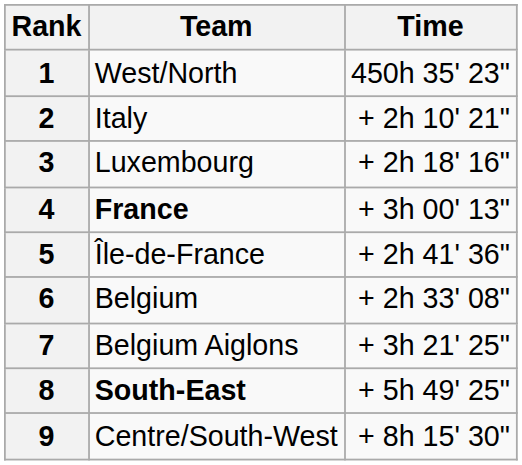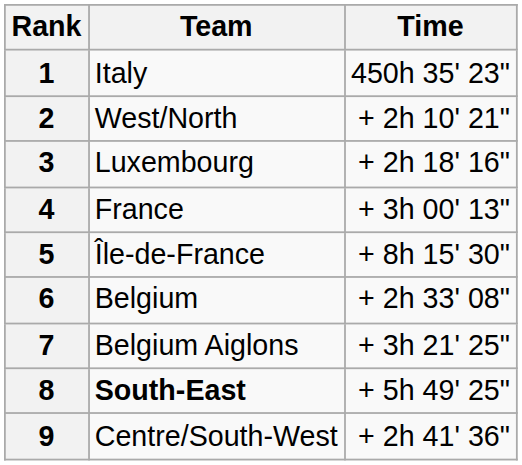(166, 72) West/North -> (121, 72) Italy
(121, 118) Italy -> (166, 118) West/North
(142, 208) bold -> (139, 208) normal
(434, 254) + 2h 41' 36" -> (434, 254) + 8h 15' 30"
(434, 436) + 8h 15' 30" -> (434, 436) + 2h 41' 36"
